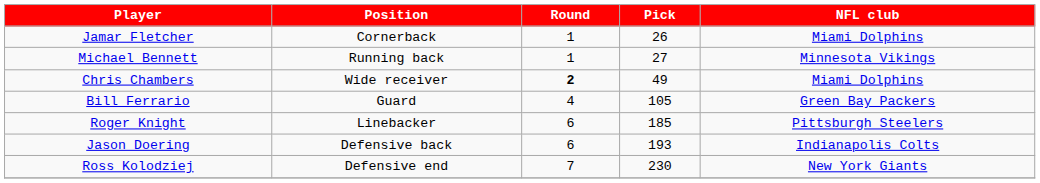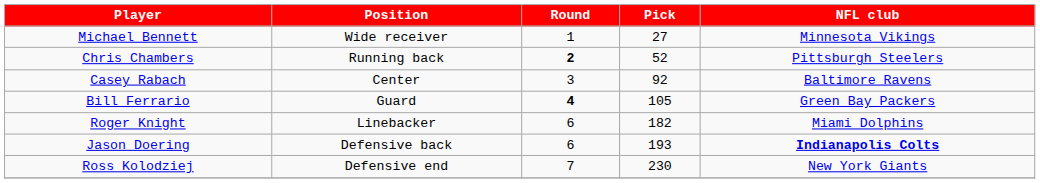- row: (138, 37)
(396, 59) Running back -> (396, 37) Wide receiver
(396, 80) Wide receiver -> (396, 59) Running back
(660, 80) 49 -> (660, 59) 52
(868, 80) Miami Dolphins -> (868, 59) Pittsburgh Steelers
+ row: (138, 80)
(570, 102) normal -> (570, 102) bold
(660, 123) 185 -> (660, 123) 182
(868, 123) Pittsburgh Steelers -> (868, 123) Miami Dolphins
(868, 145) normal -> (868, 145) bold
